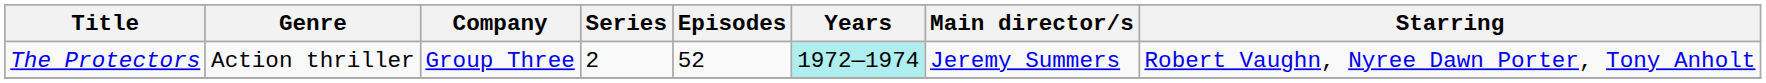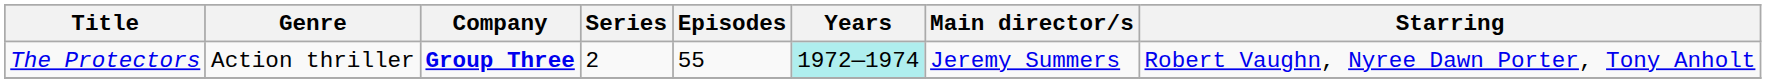(500, 60) normal -> (500, 60) bold
(691, 60) 52 -> (691, 60) 55
